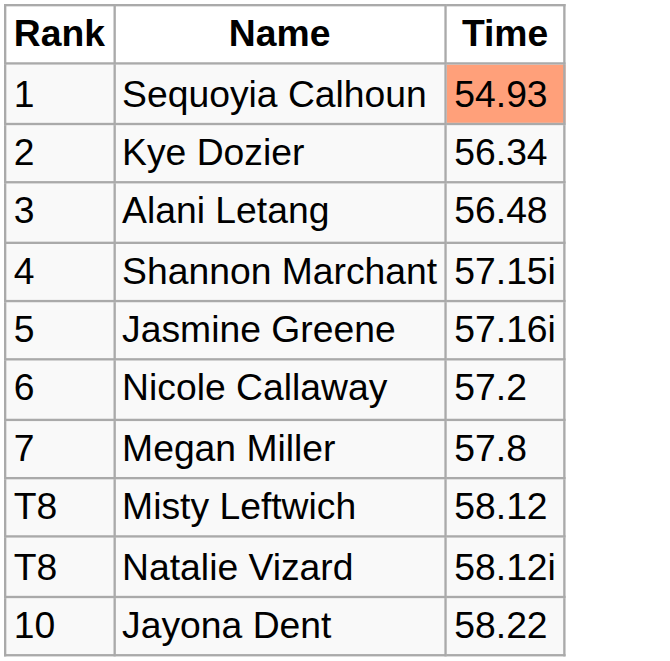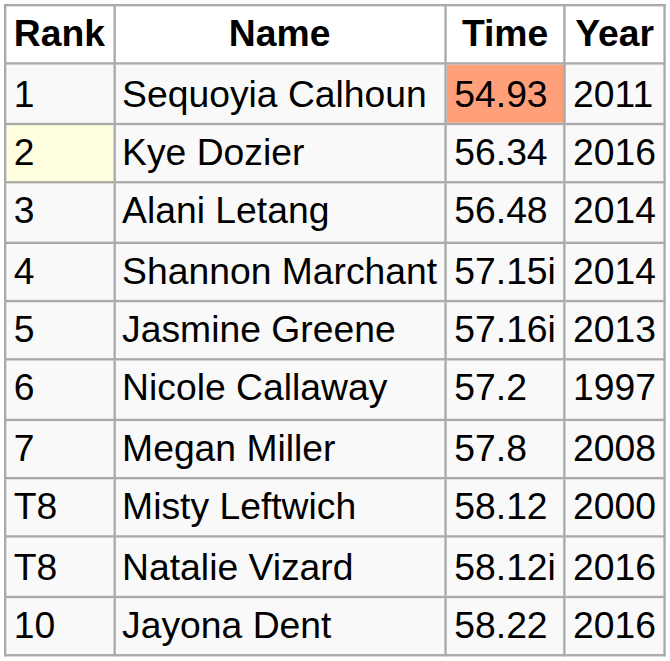+ column: (615, 34)
(24, 152) no background -> (24, 152) lightyellow background
